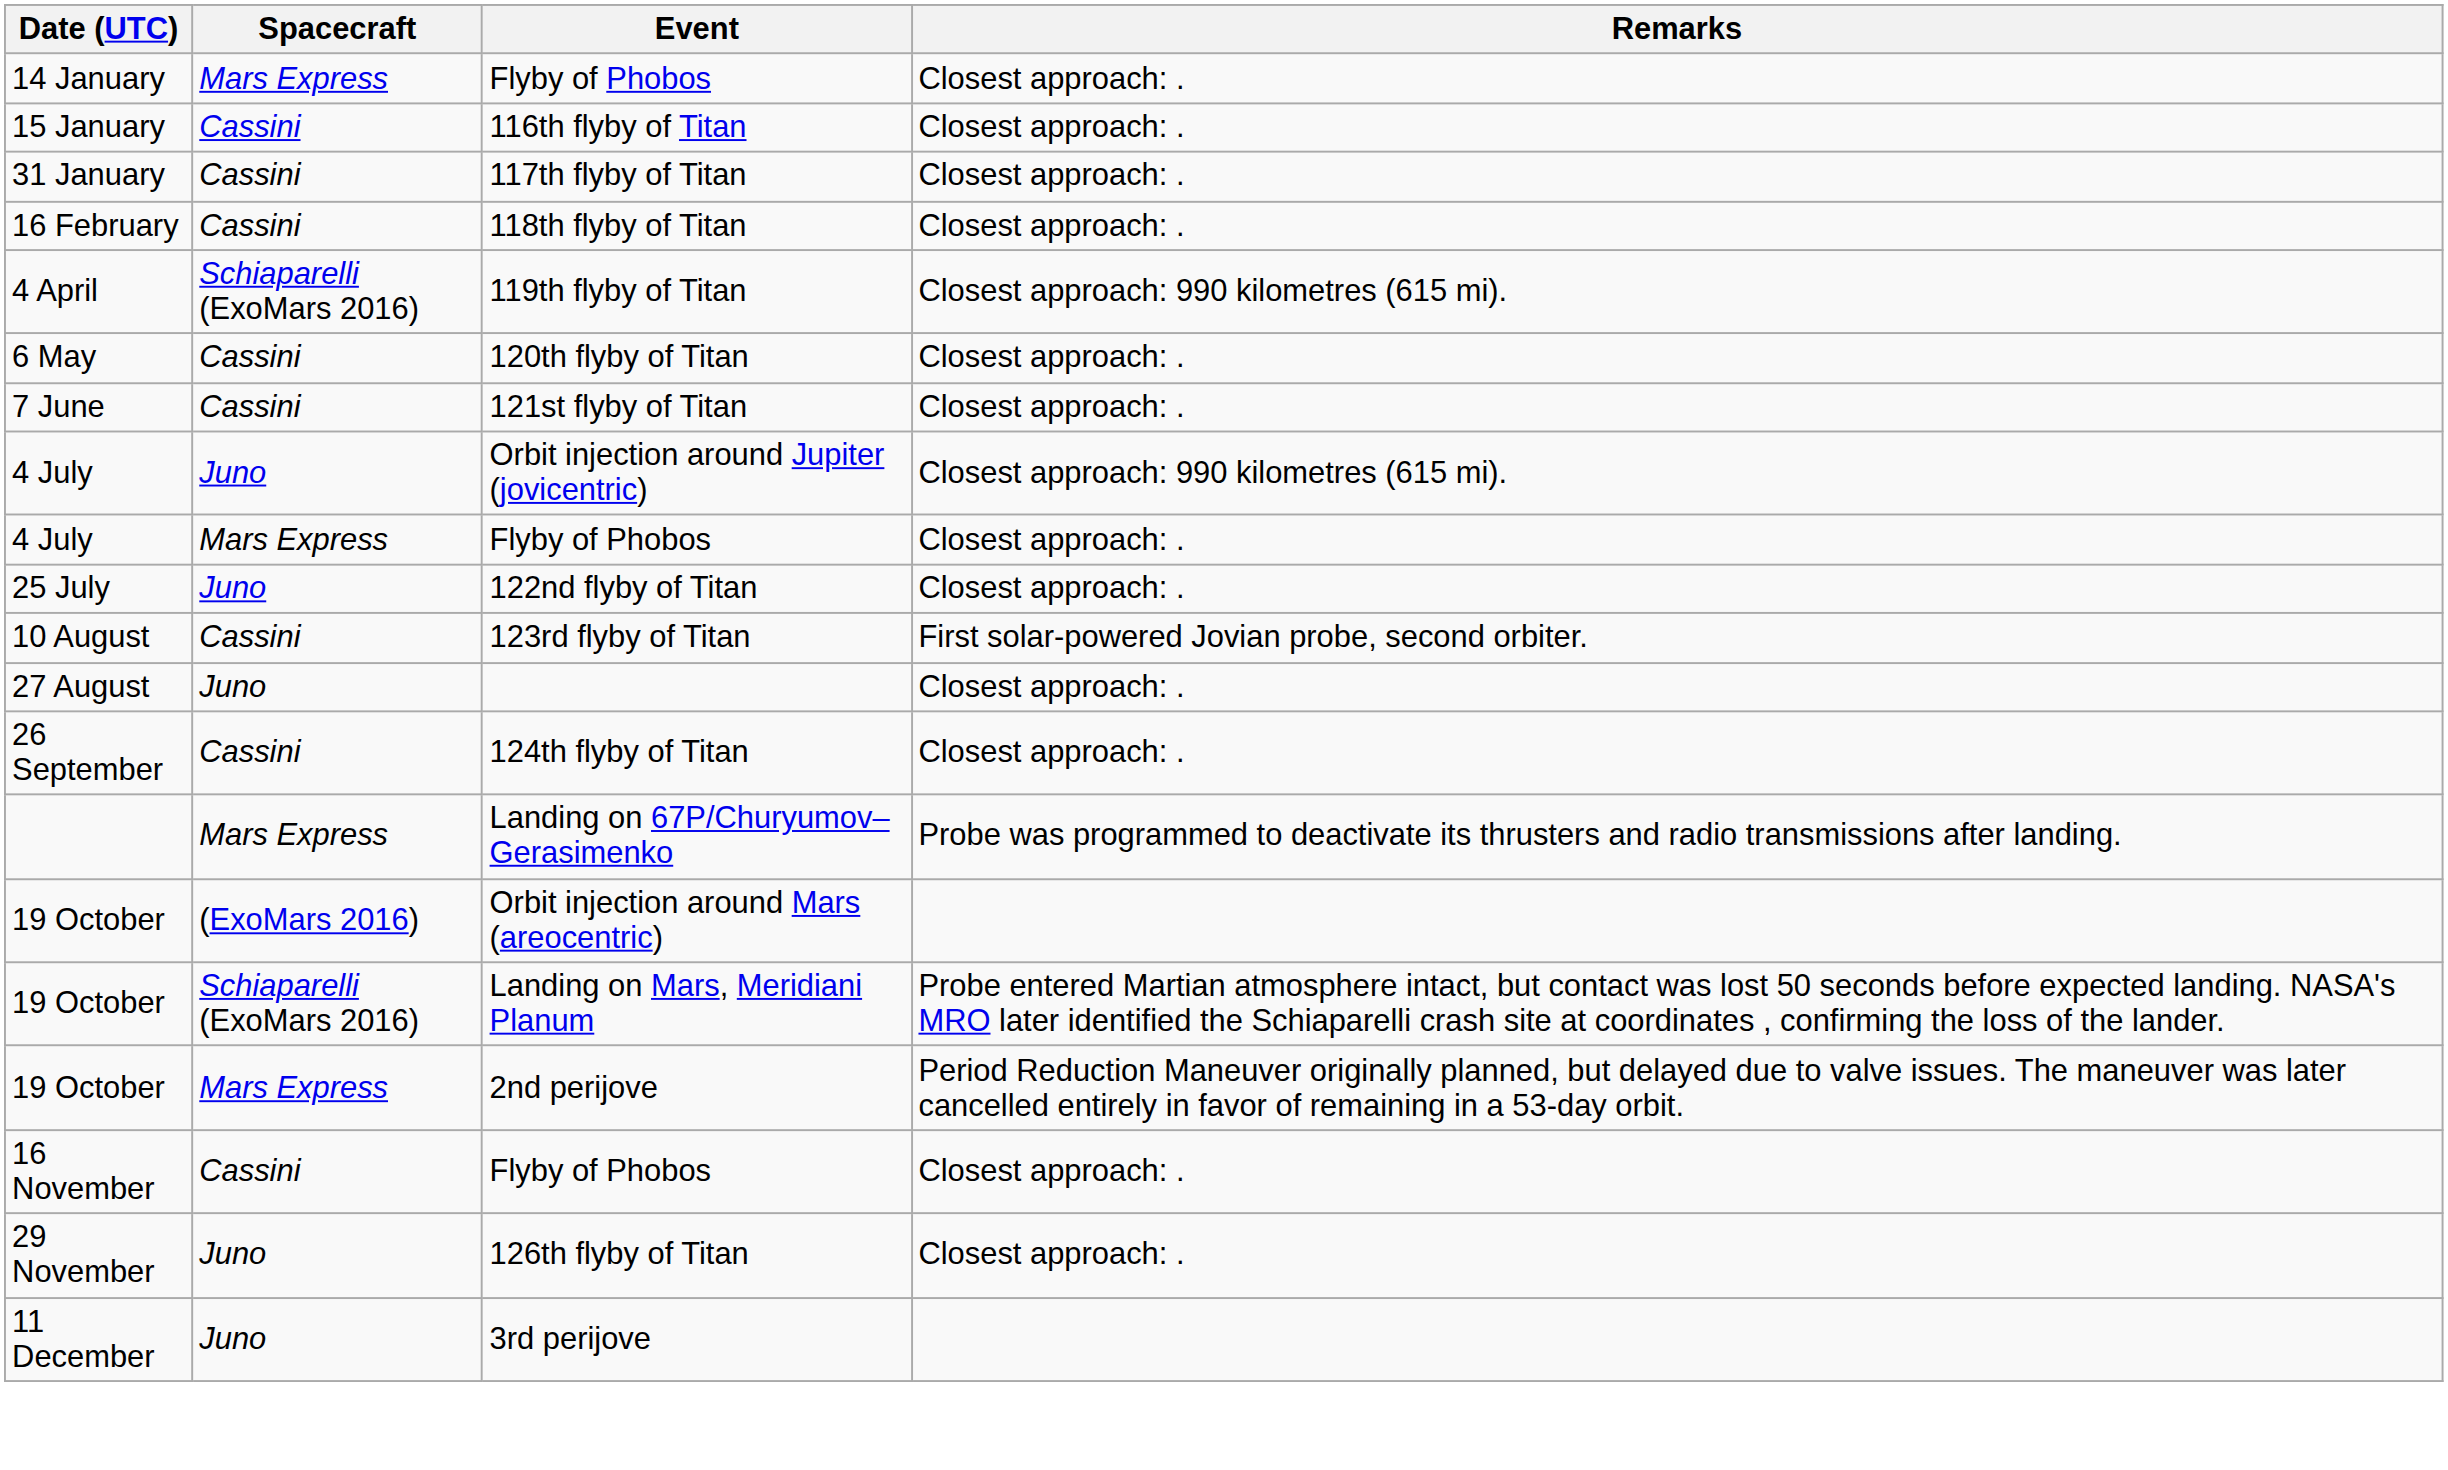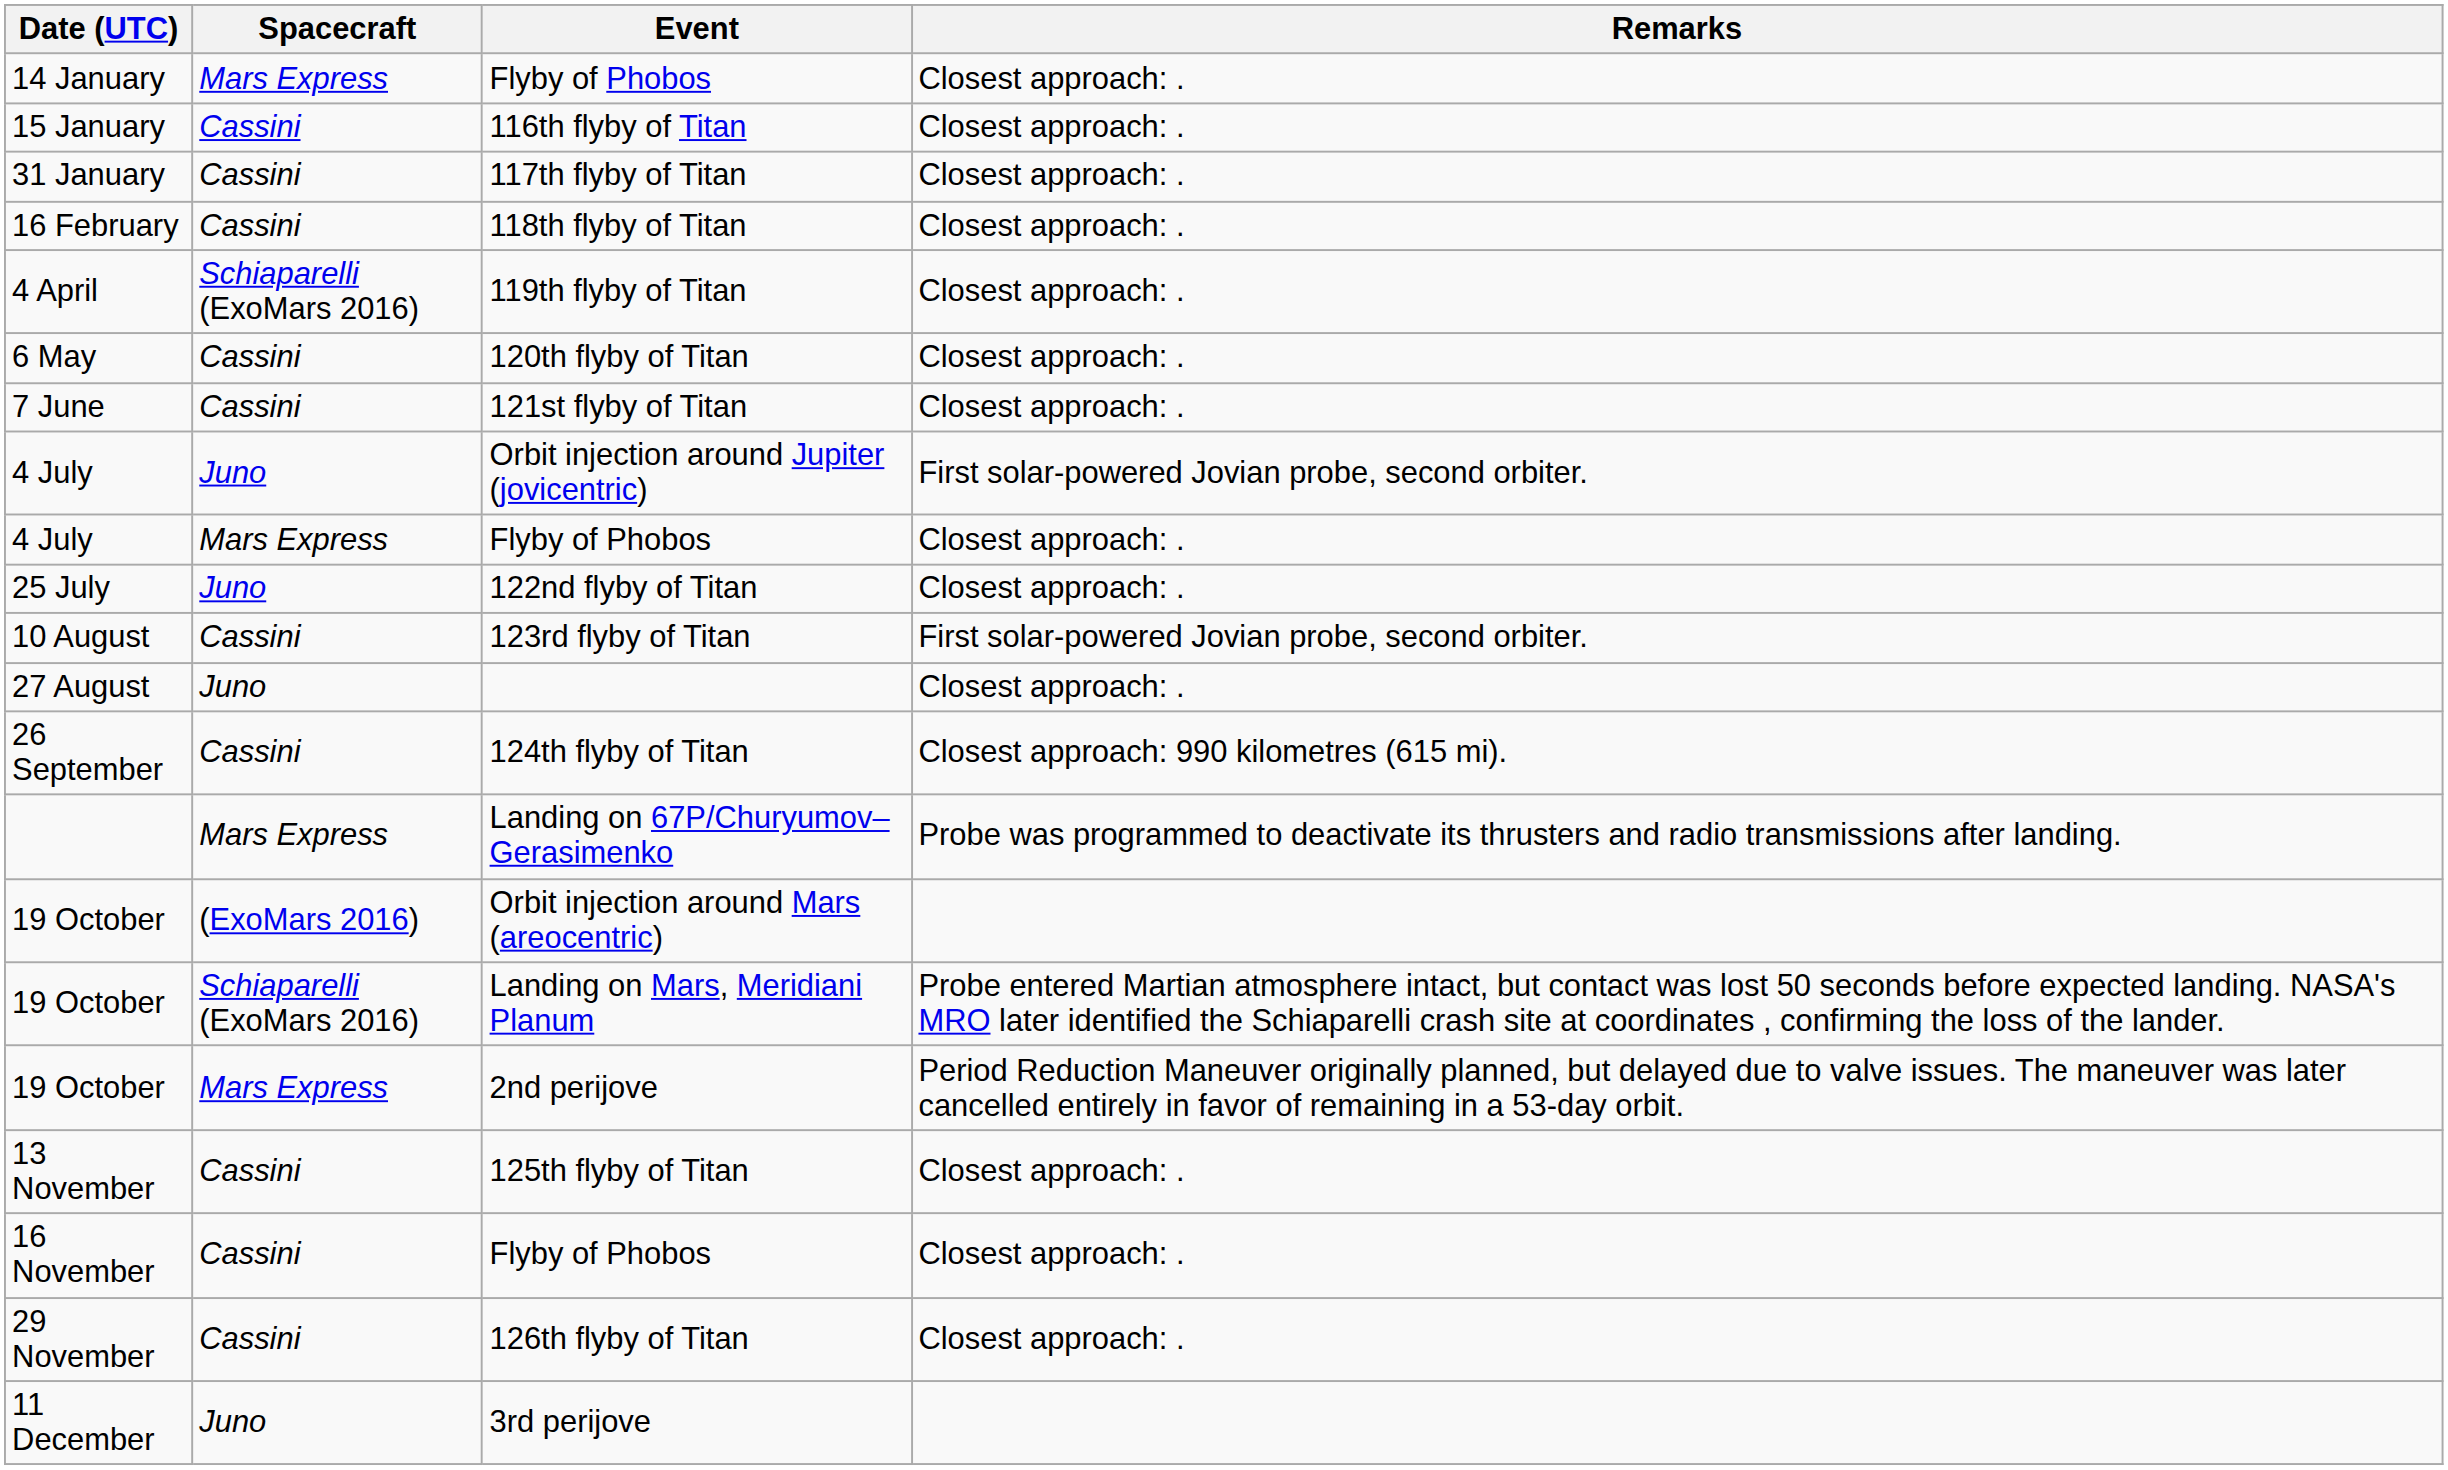(1213, 291) Closest approach: 990 kilometres (615 mi). -> (1051, 291) Closest approach: .
(1213, 472) Closest approach: 990 kilometres (615 mi). -> (1253, 472) First solar-powered Jovian probe, second orbiter.
(1051, 752) Closest approach: . -> (1213, 752) Closest approach: 990 kilometres (615 mi).
+ row: (83, 1171)
(233, 1254) Juno -> (250, 1338) Cassini
